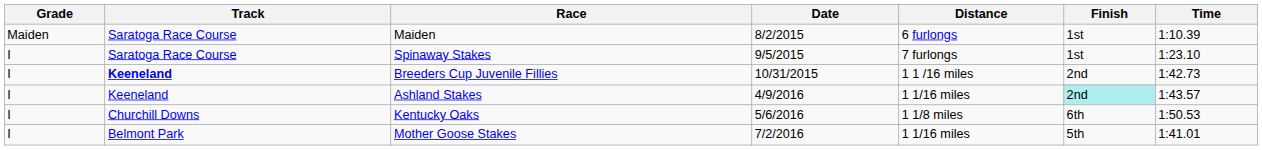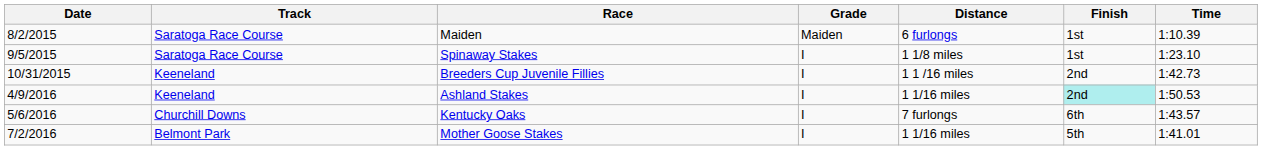columns swapped: (825, 14) <-> (55, 14)
(929, 54) 7 furlongs -> (932, 54) 1 1/8 miles
(140, 74) bold -> (185, 74) normal
(1179, 94) 1:43.57 -> (1179, 94) 1:50.53
(932, 114) 1 1/8 miles -> (929, 114) 7 furlongs
(1179, 114) 1:50.53 -> (1179, 114) 1:43.57
